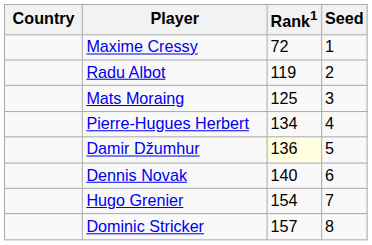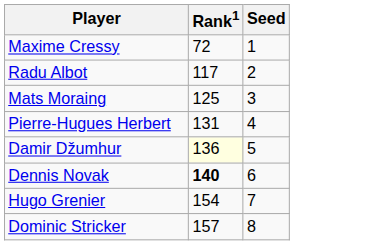- column: (44, 19)
(283, 72) 119 -> (205, 72) 117
(284, 124) 134 -> (206, 124) 131
(284, 175) normal -> (206, 175) bold
